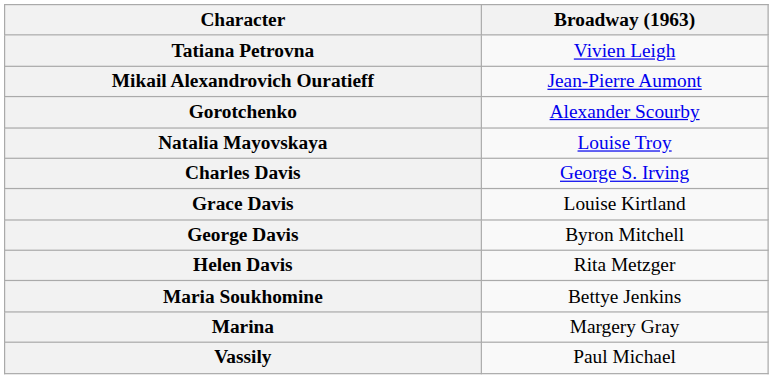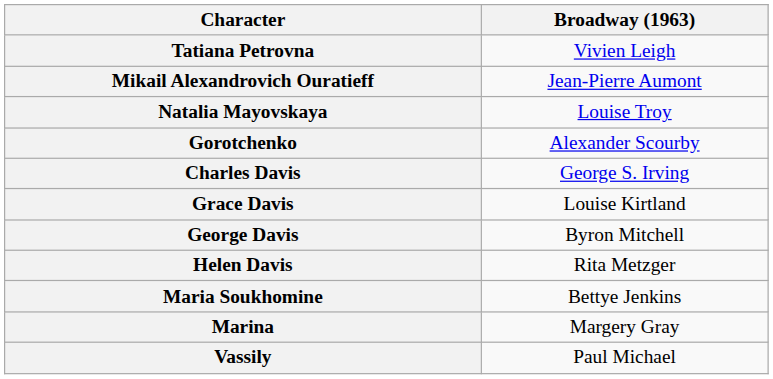rows swapped: (243, 111) <-> (243, 142)
